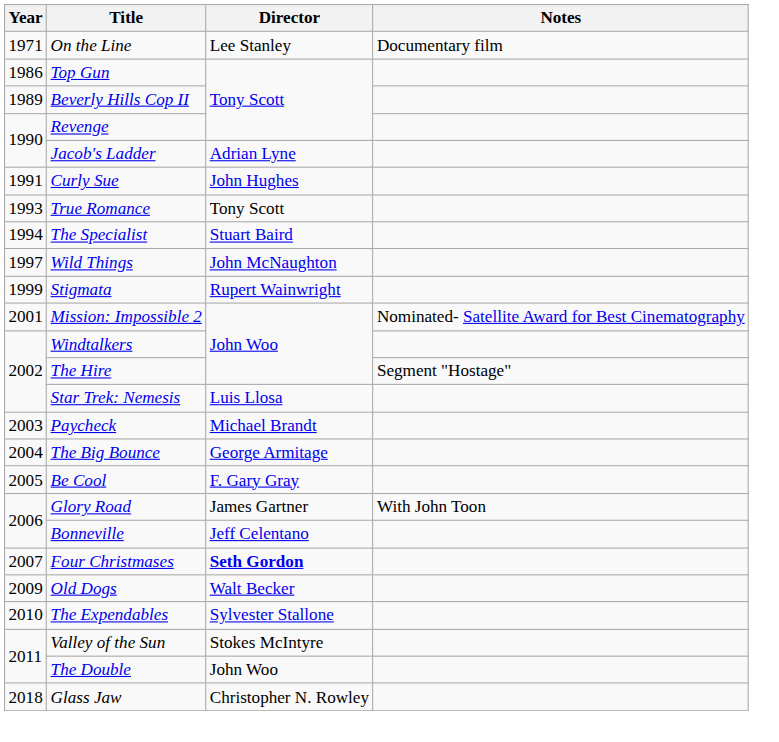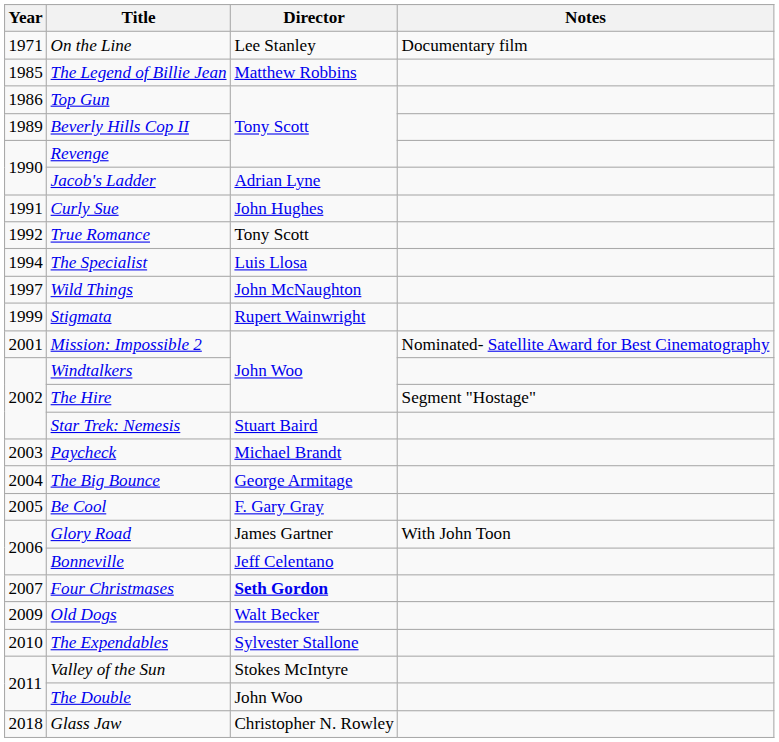+ row: (139, 72)
(26, 208) 1993 -> (26, 235) 1992
(251, 235) Stuart Baird -> (271, 262) Luis Llosa
(246, 398) Luis Llosa -> (276, 425) Stuart Baird
